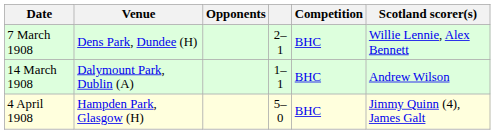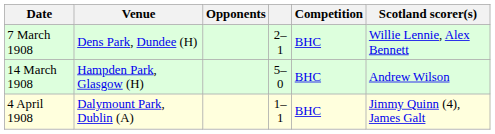(121, 76) Dalymount Park, Dublin (A) -> (117, 76) Hampden Park, Glasgow (H)
(280, 76) 1–1 -> (280, 76) 5–0
(117, 111) Hampden Park, Glasgow (H) -> (121, 111) Dalymount Park, Dublin (A)
(280, 111) 5–0 -> (280, 111) 1–1
